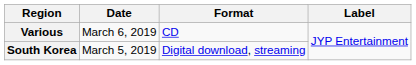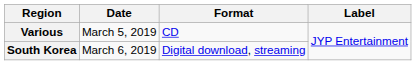(119, 32) March 6, 2019 -> (119, 32) March 5, 2019
(119, 50) March 5, 2019 -> (119, 50) March 6, 2019
